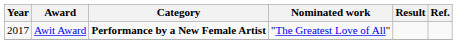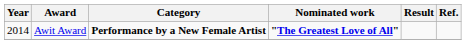(18, 30) 2017 -> (18, 30) 2014
(331, 30) normal -> (335, 30) bold
